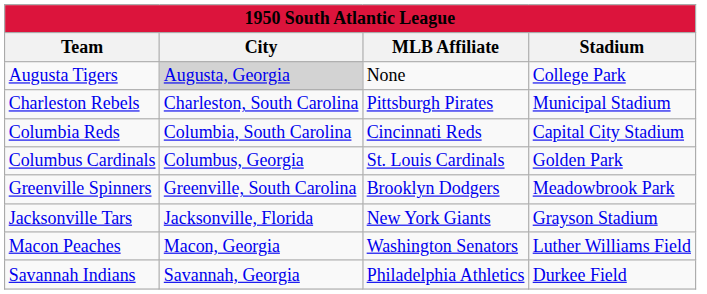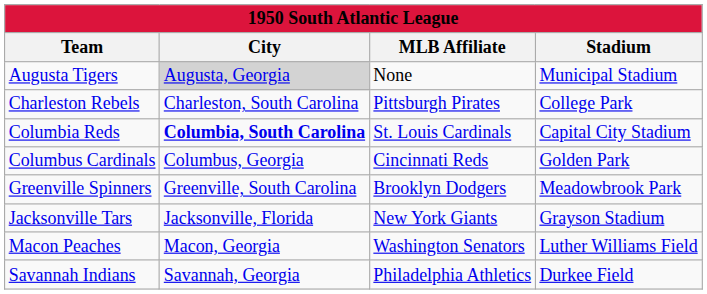(579, 75) College Park -> (608, 75) Municipal Stadium
(602, 103) Municipal Stadium -> (586, 103) College Park
(258, 132) normal -> (264, 132) bold
(424, 132) Cincinnati Reds -> (442, 132) St. Louis Cardinals
(436, 160) St. Louis Cardinals -> (431, 160) Cincinnati Reds
